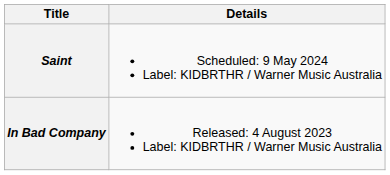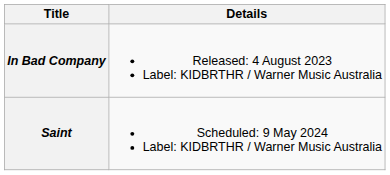rows swapped: (56, 133) <-> (56, 60)
